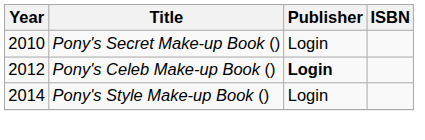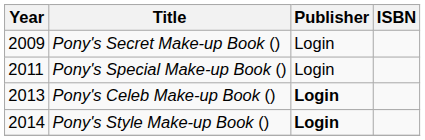(27, 43) 2010 -> (27, 43) 2009
+ row: (170, 69)
(27, 69) 2012 -> (27, 95) 2013
(308, 95) normal -> (317, 122) bold
